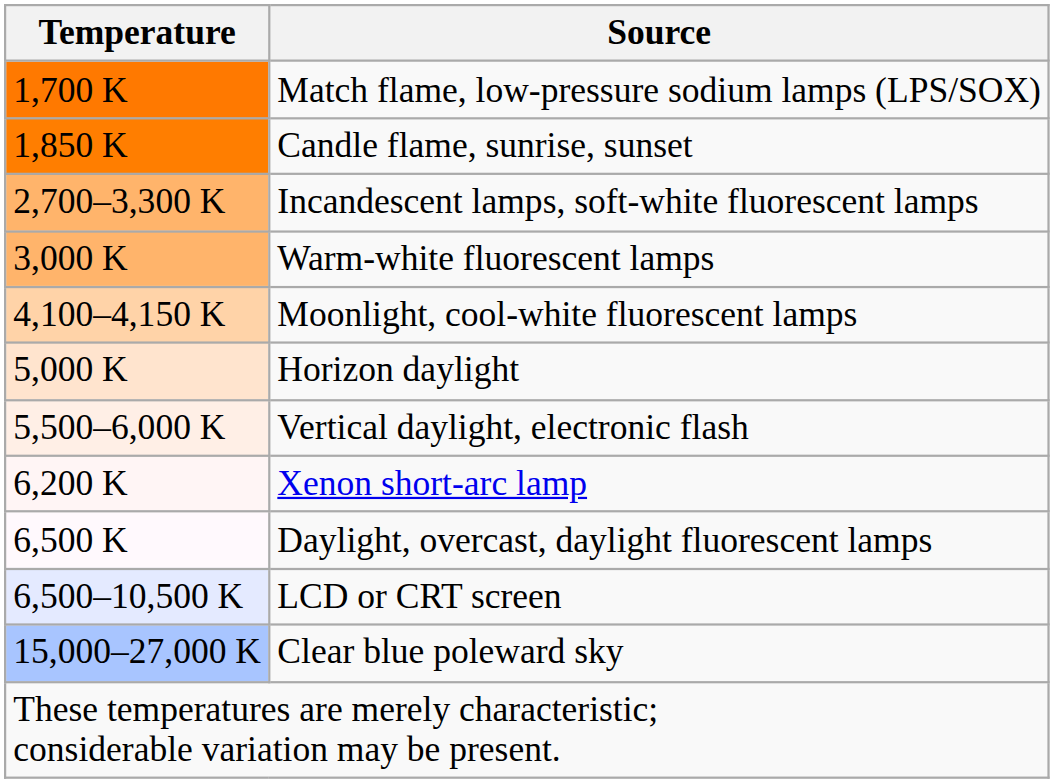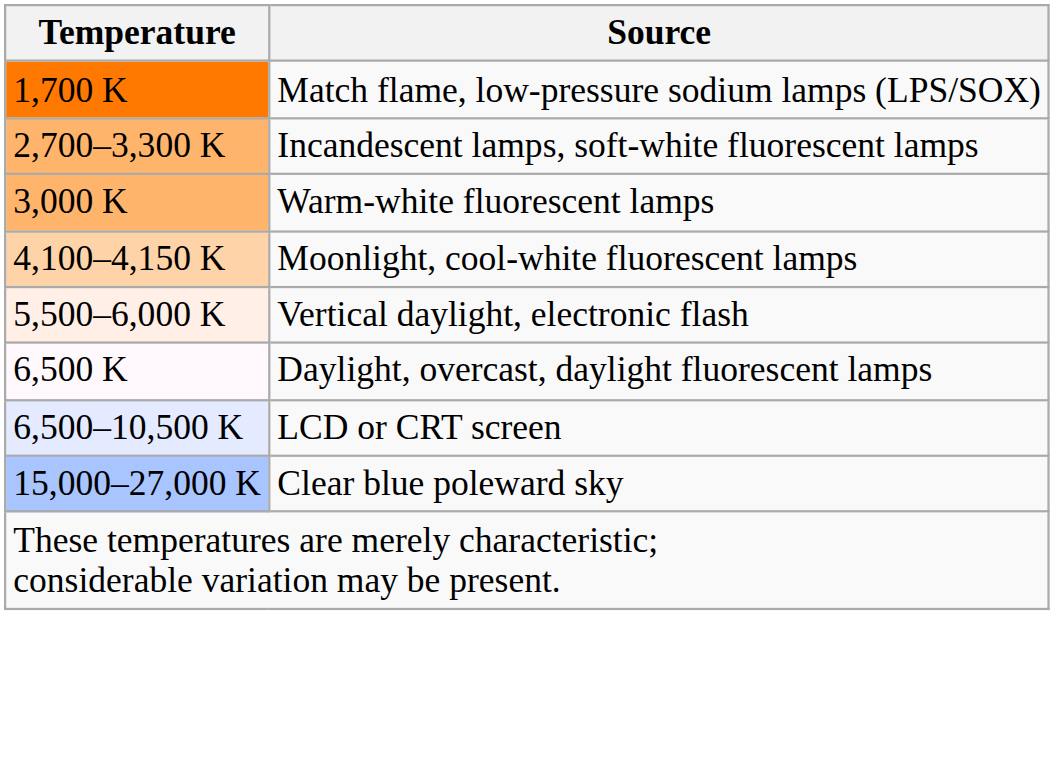- row: (485, 145)
- row: (398, 370)
- row: (432, 483)
